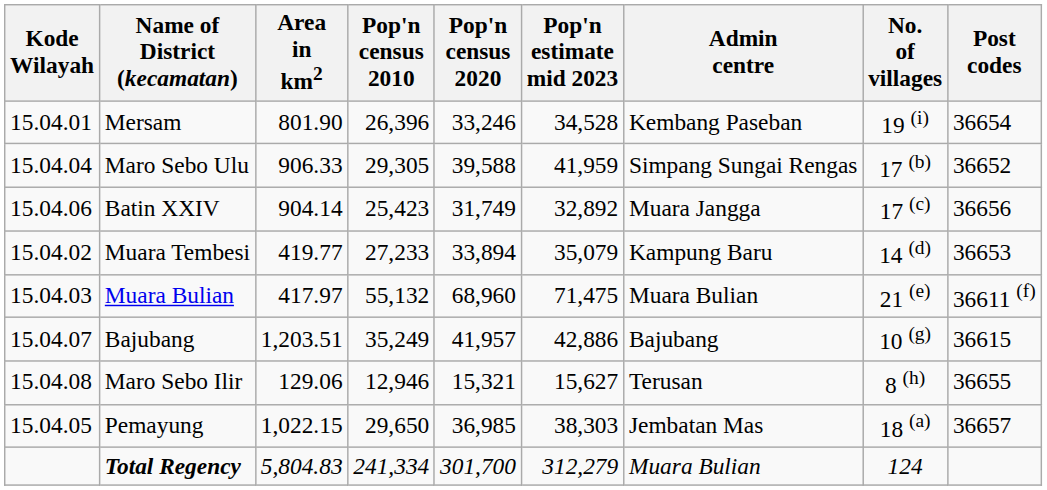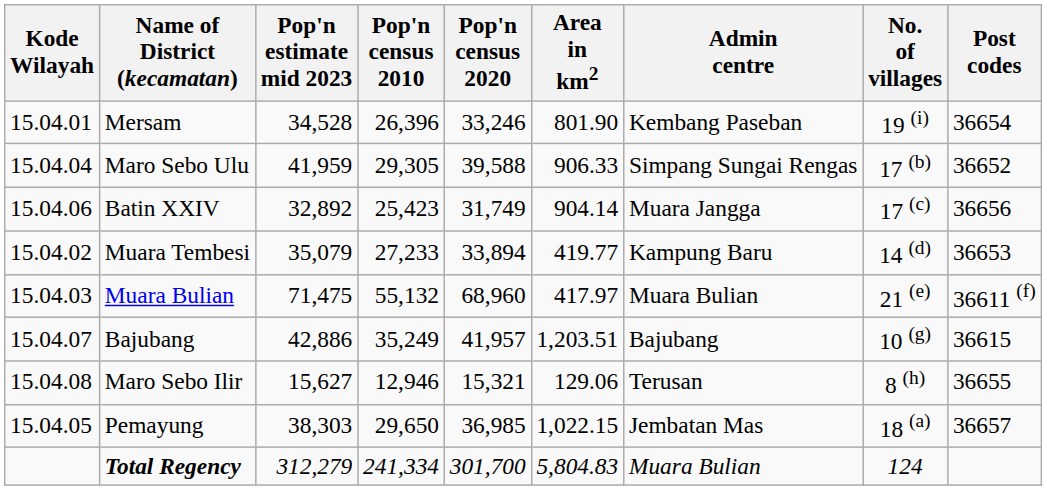columns swapped: (302, 52) <-> (572, 52)
